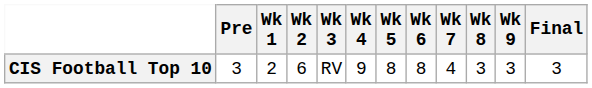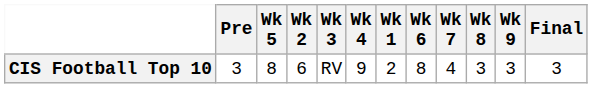columns swapped: (272, 29) <-> (391, 29)
